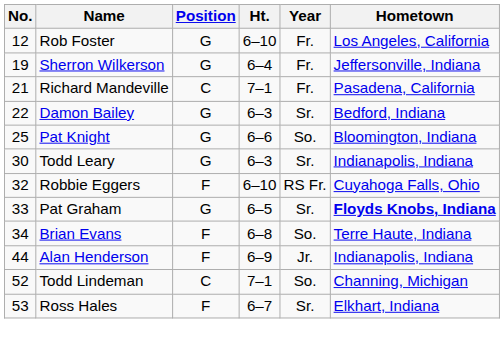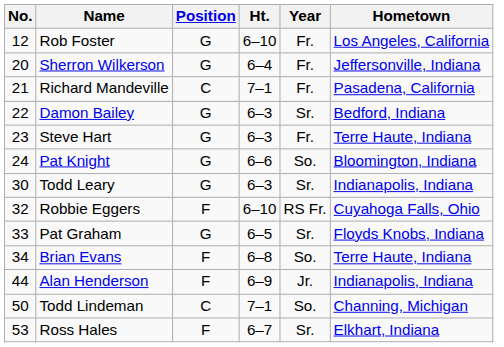(20, 64) 19 -> (20, 64) 20
+ row: (75, 137)
(20, 137) 25 -> (20, 161) 24
(415, 209) bold -> (409, 233) normal
(20, 281) 52 -> (20, 305) 50
